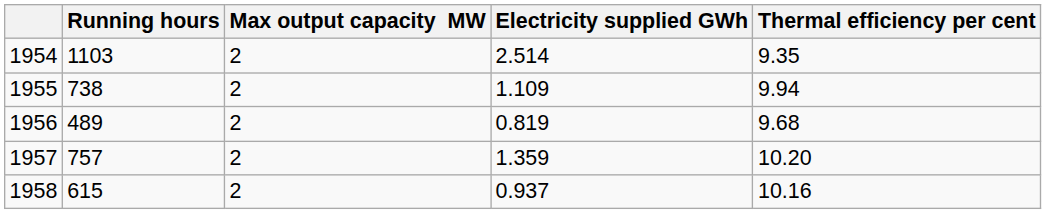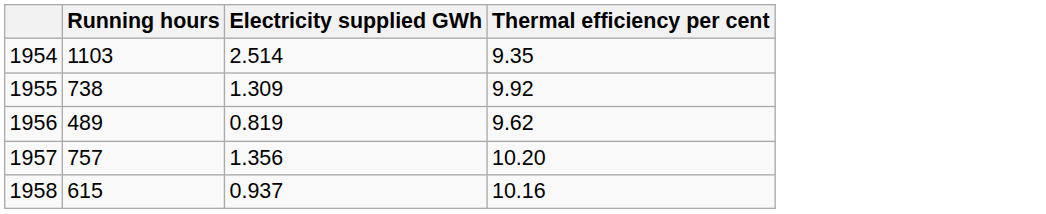- column: (358, 21)
(522, 89) 1.109 -> (256, 89) 1.309
(779, 89) 9.94 -> (513, 89) 9.92
(779, 123) 9.68 -> (513, 123) 9.62
(522, 157) 1.359 -> (256, 157) 1.356
